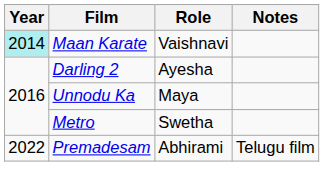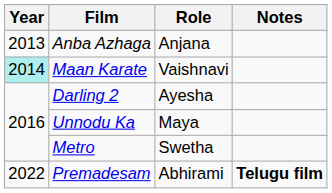+ row: (102, 43)
(275, 148) normal -> (280, 174) bold
